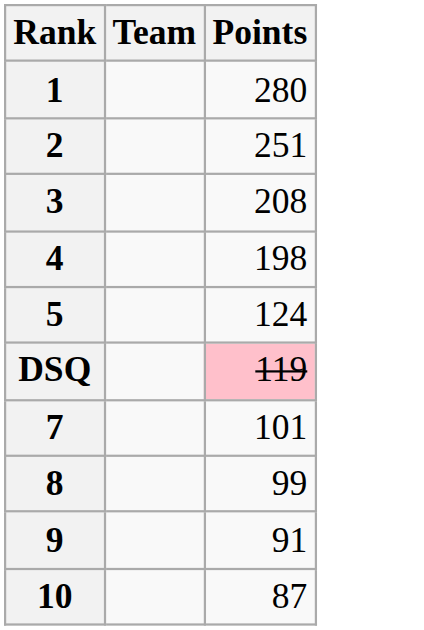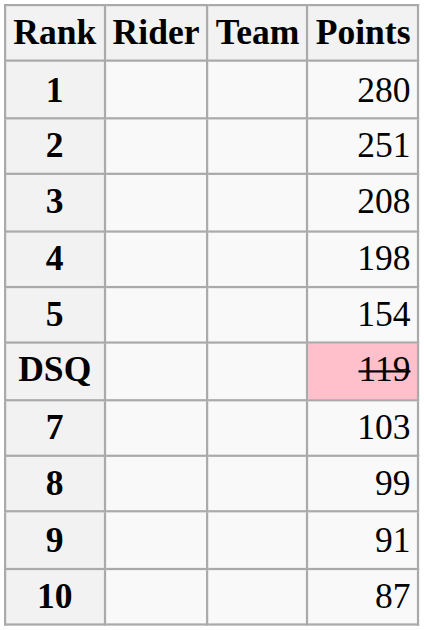+ column: (156, 32)
(281, 314) 124 -> (384, 314) 154
(281, 426) 101 -> (384, 426) 103
